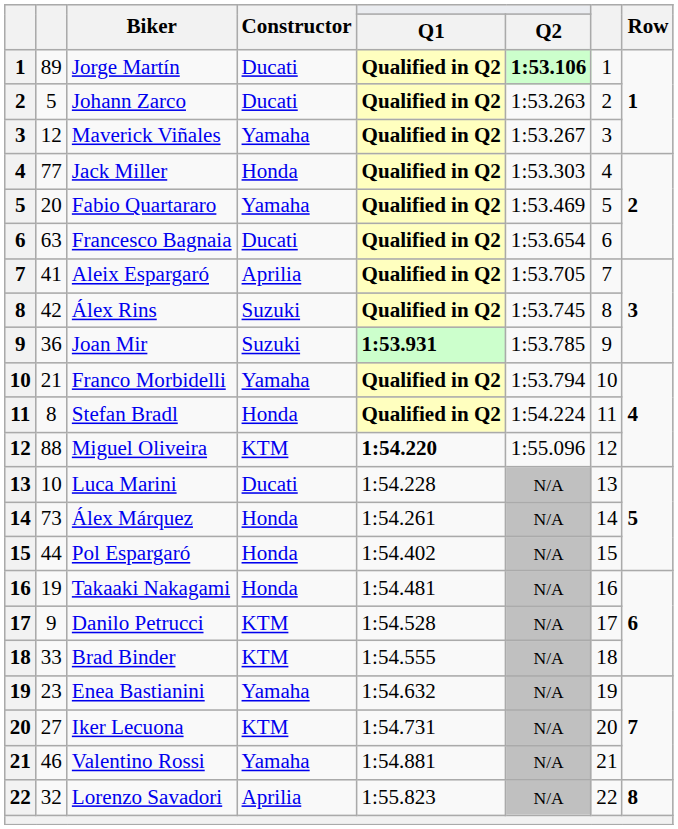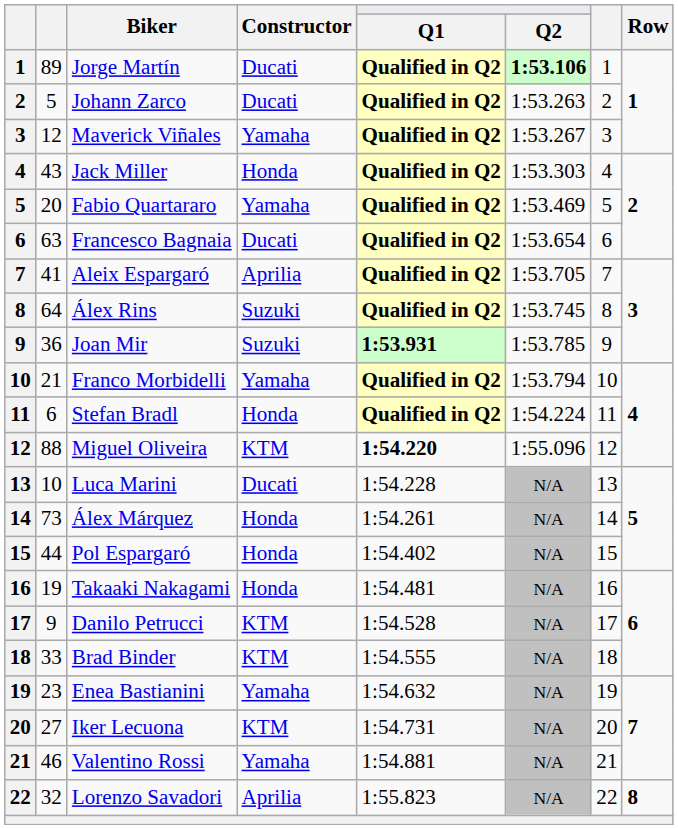(51, 170) 77 -> (51, 170) 43
(51, 309) 42 -> (51, 309) 64
(51, 414) 8 -> (51, 414) 6
